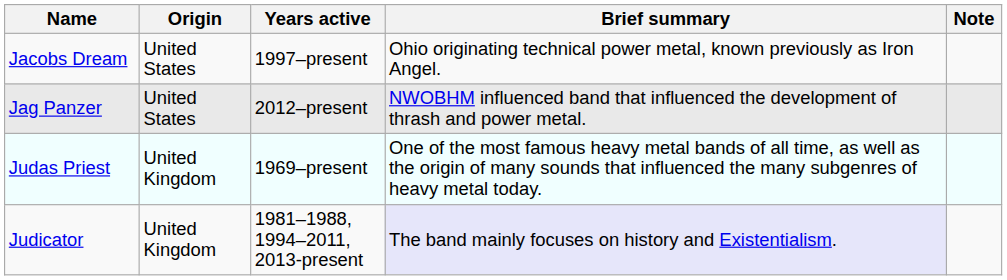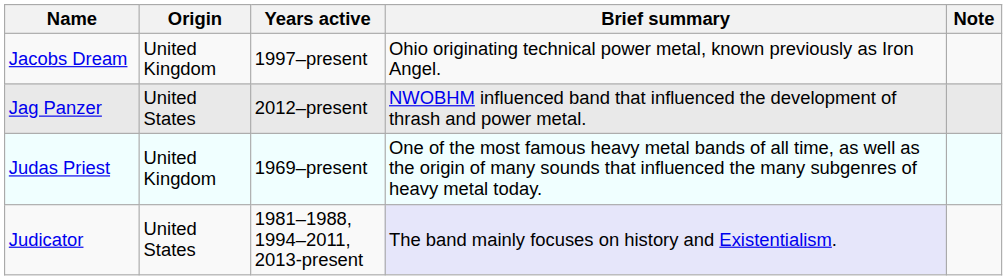(170, 58) United States -> (180, 58) United Kingdom
(180, 239) United Kingdom -> (170, 239) United States
